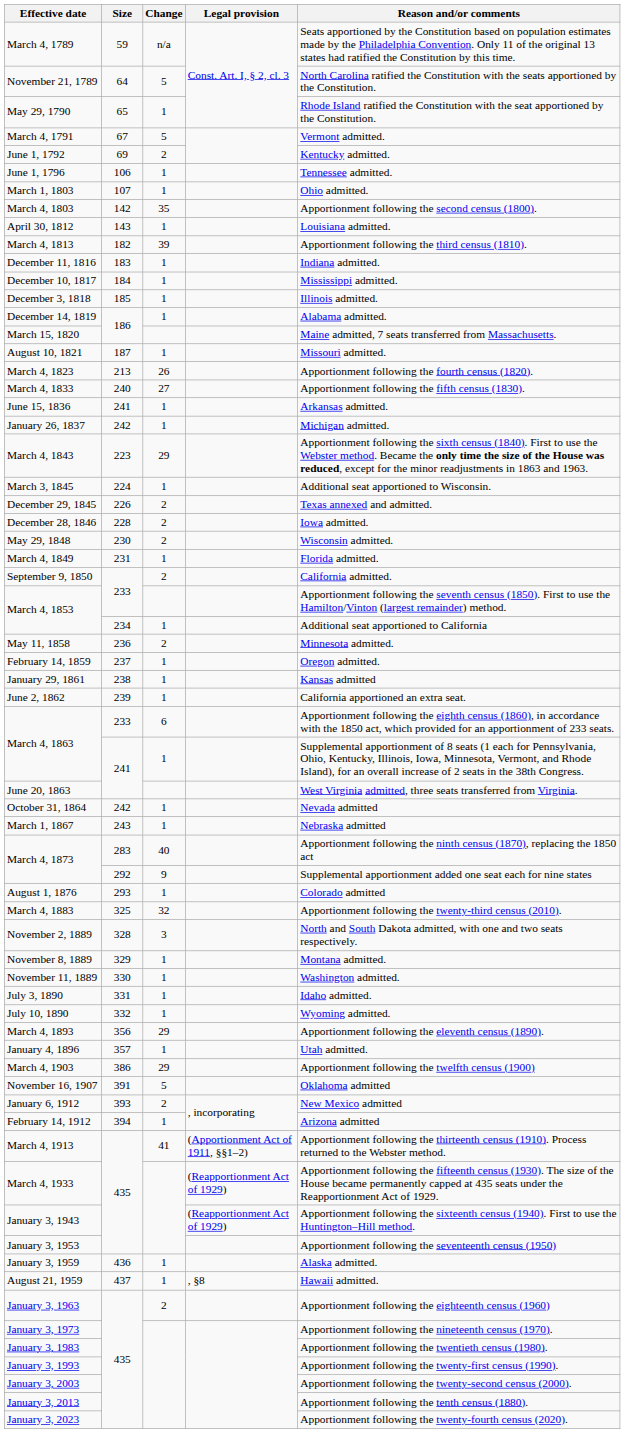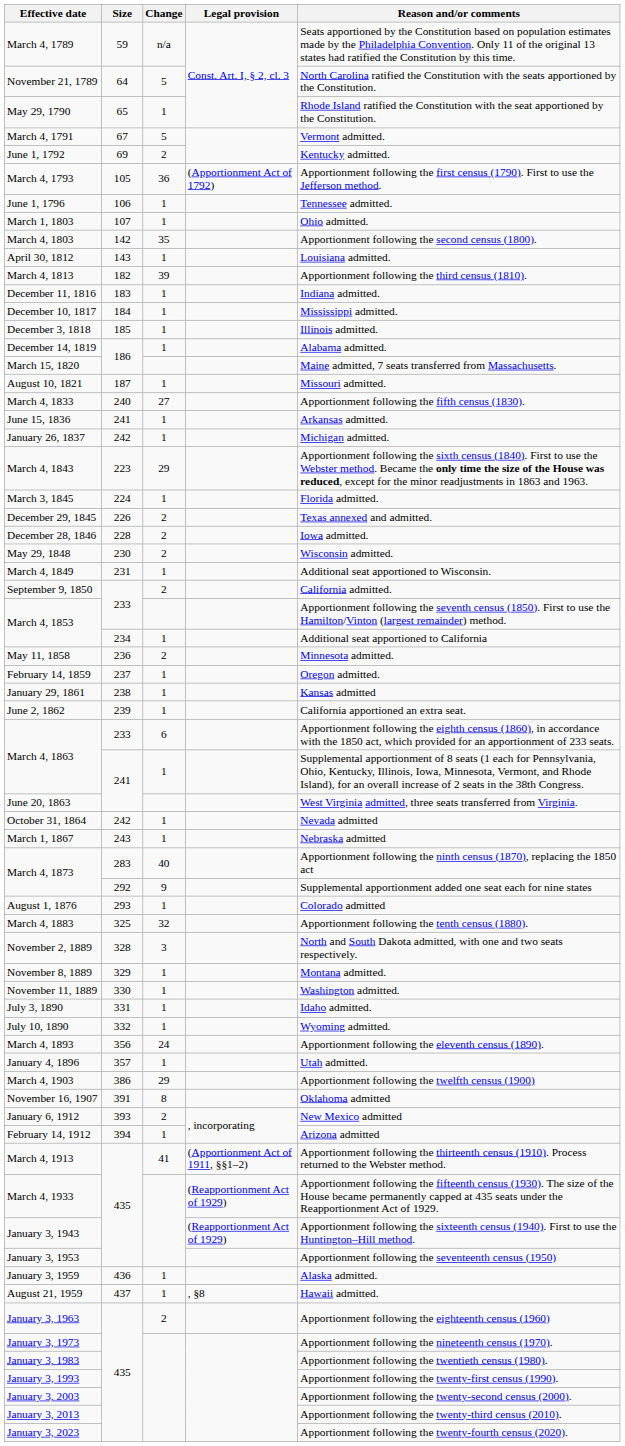+ row: (40, 179)
- row: (40, 370)
(396, 486) Additional seat apportioned to Wisconsin. -> (339, 499) Florida admitted.
(339, 558) Florida admitted. -> (396, 571) Additional seat apportioned to Wisconsin.
(431, 910) Apportionment following the twenty-third census (2010). -> (414, 923) Apportionment following the tenth census (1880).
(164, 1031) 29 -> (164, 1044) 24
(164, 1085) 5 -> (164, 1098) 8
(414, 1401) Apportionment following the tenth census (1880). -> (431, 1414) Apportionment following the twenty-third census (2010).
